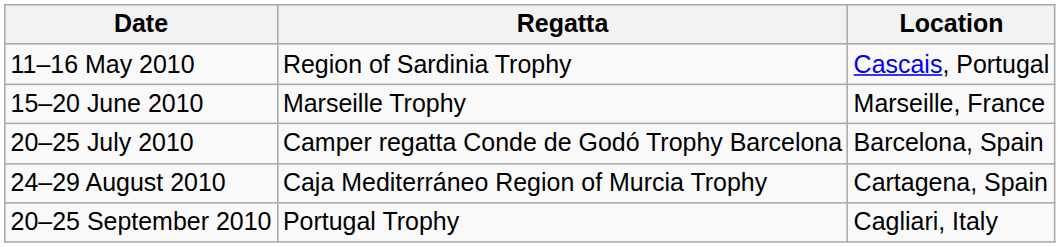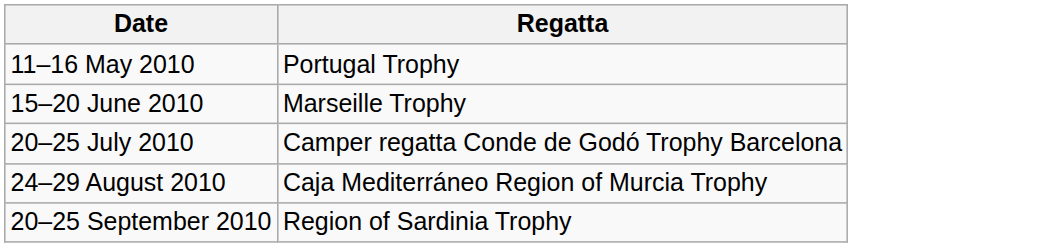- column: (951, 24)
(427, 63) Region of Sardinia Trophy -> (371, 63) Portugal Trophy
(371, 222) Portugal Trophy -> (427, 222) Region of Sardinia Trophy
